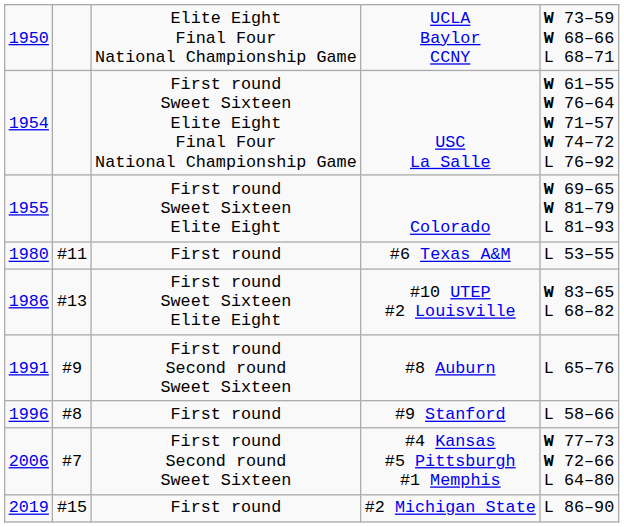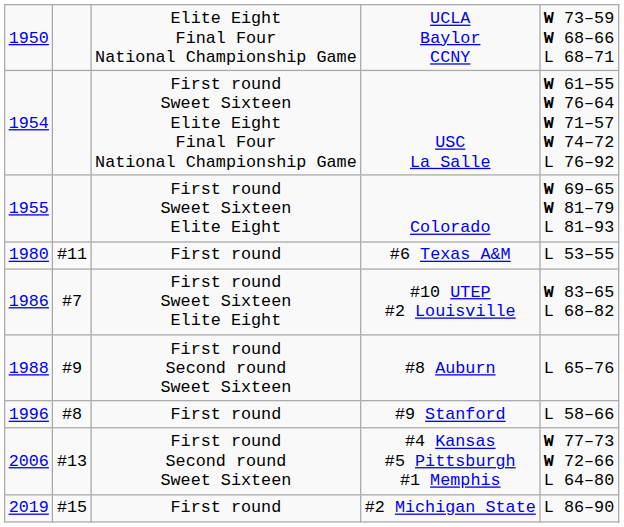(72, 302) #13 -> (72, 302) #7
(29, 368) 1991 -> (29, 368) 1988
(72, 461) #7 -> (72, 461) #13
